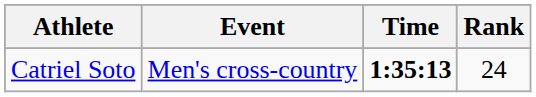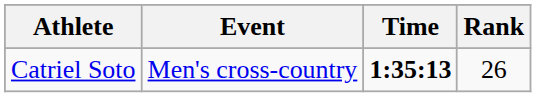(494, 69) 24 -> (494, 69) 26
